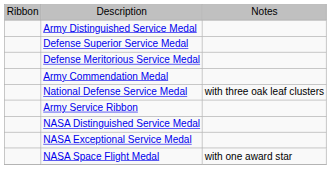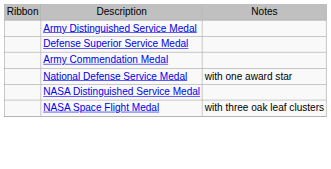- row: (122, 60)
(264, 92) with three oak leaf clusters -> (248, 76) with one award star
- row: (91, 108)
- row: (117, 140)
(248, 156) with one award star -> (264, 108) with three oak leaf clusters
